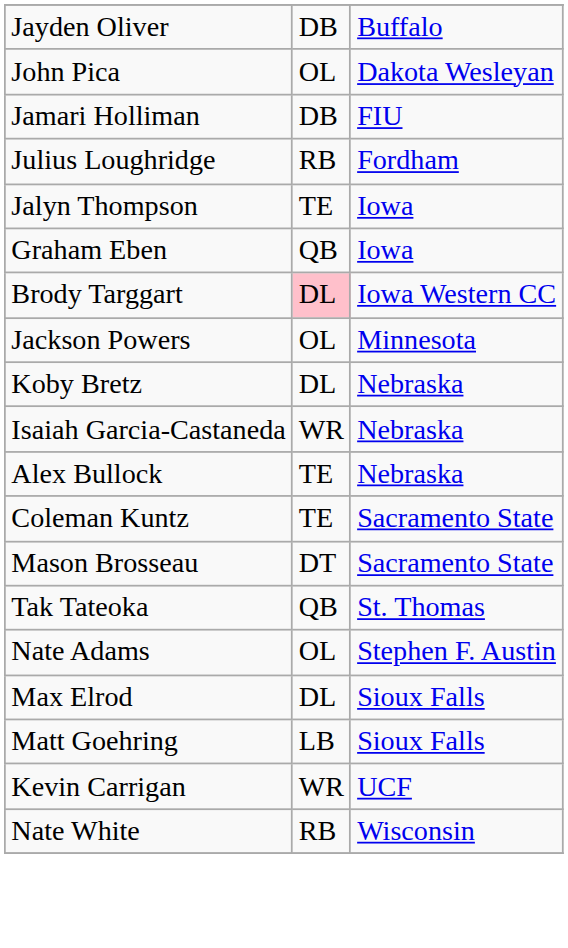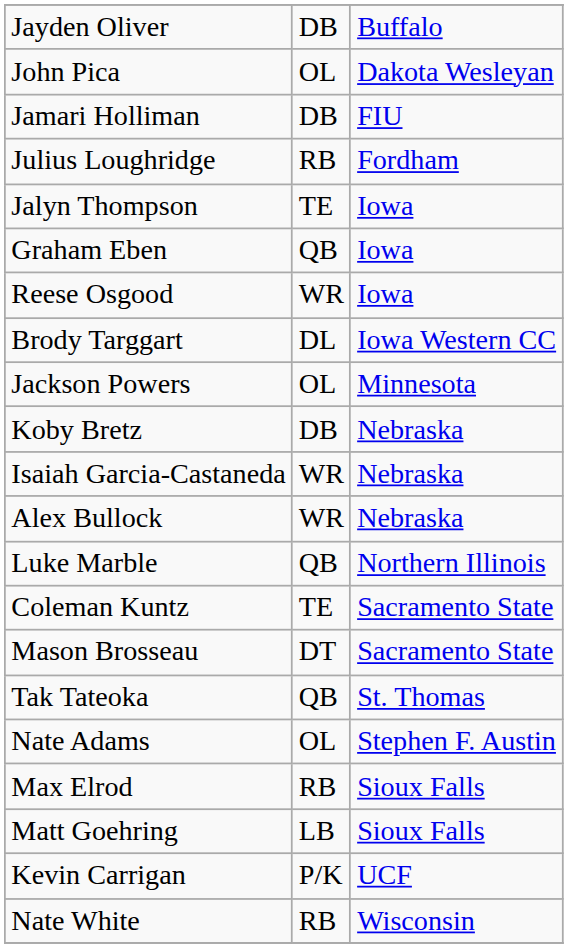+ row: (92, 294)
(318, 294) pink background -> (318, 339) no background
(318, 384) DL -> (318, 428) DB
(316, 473) TE -> (321, 518) WR
+ row: (84, 562)
(318, 696) DL -> (318, 786) RB
(321, 786) WR -> (321, 875) P/K
